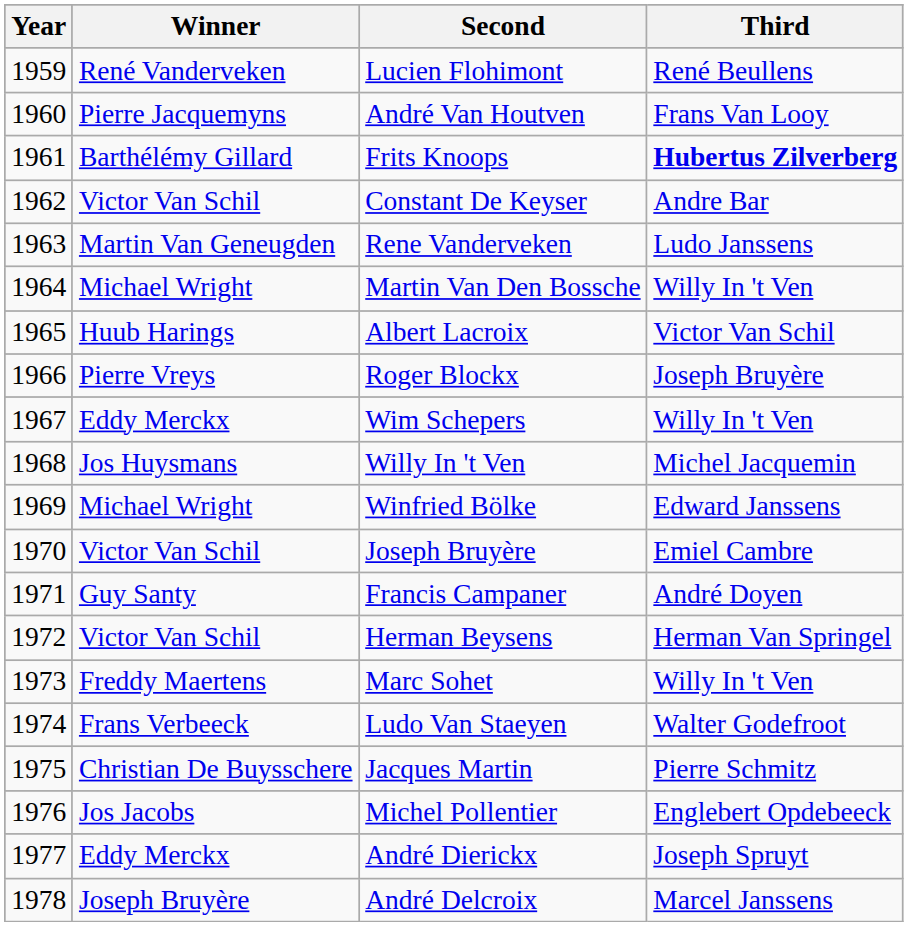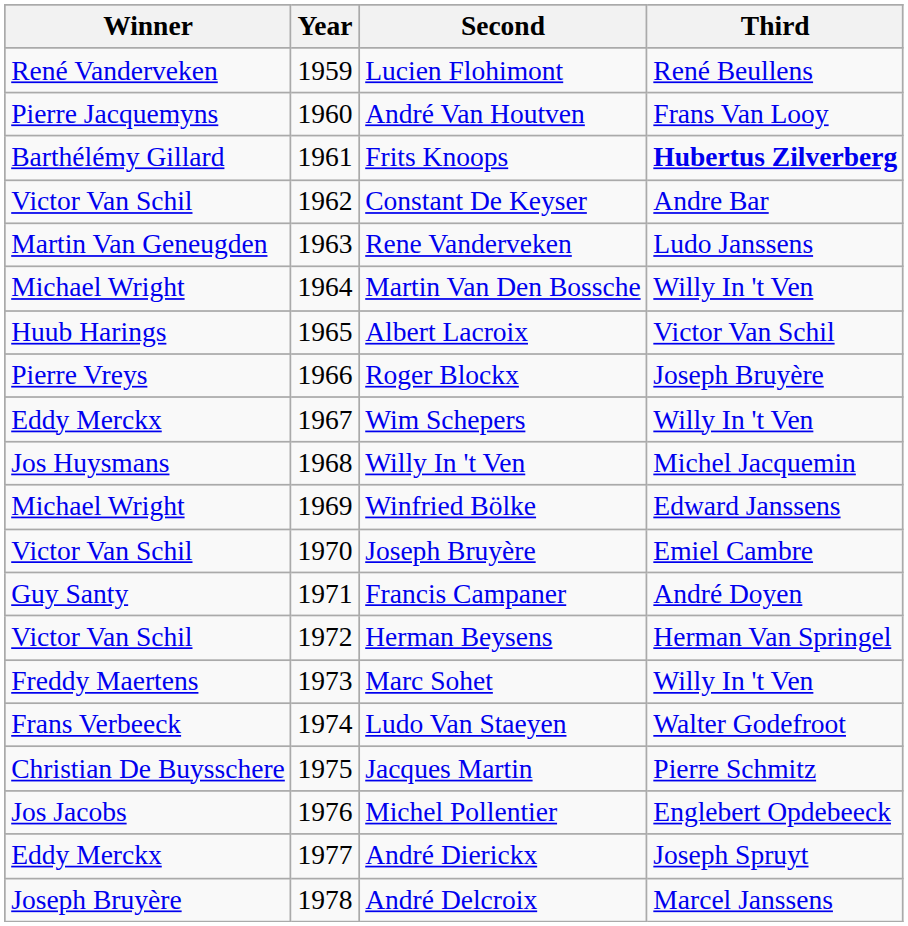columns swapped: (39, 26) <-> (216, 26)
